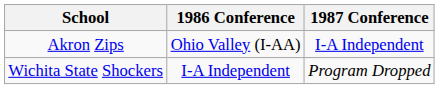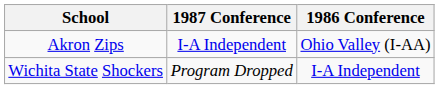columns swapped: (236, 17) <-> (369, 17)
